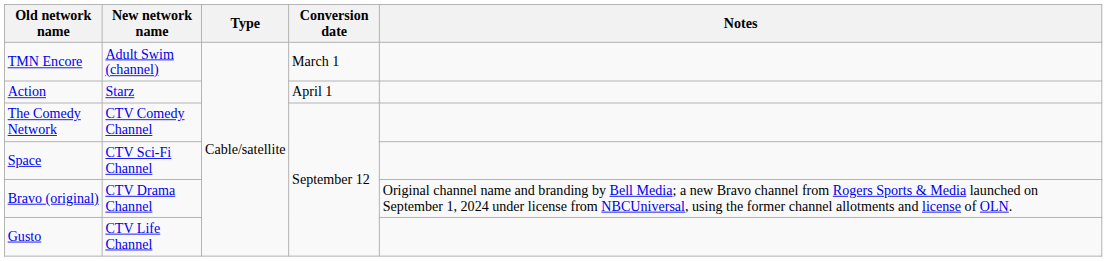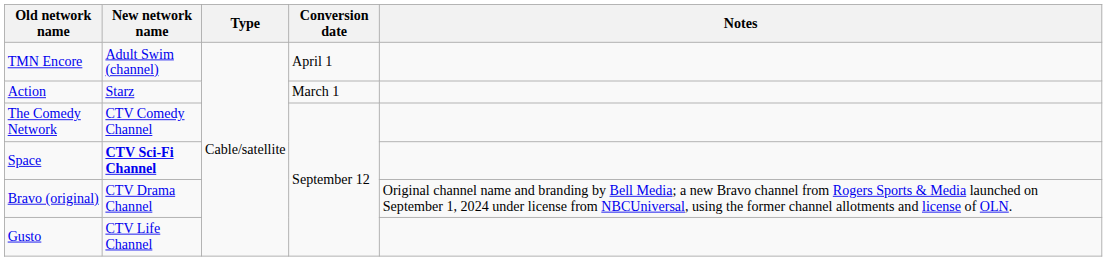(316, 61) March 1 -> (312, 61) April 1
(312, 92) April 1 -> (316, 92) March 1
(138, 160) normal -> (139, 160) bold
